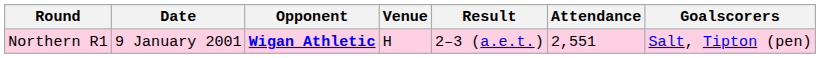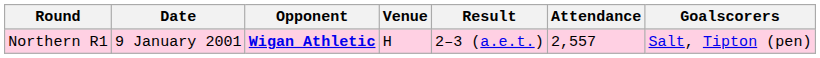(574, 41) 2,551 -> (574, 41) 2,557
